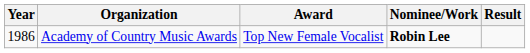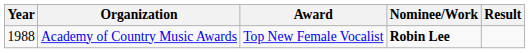(21, 36) 1986 -> (21, 36) 1988
